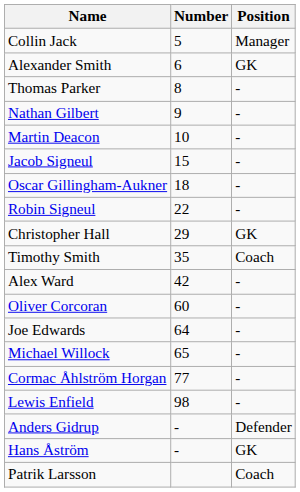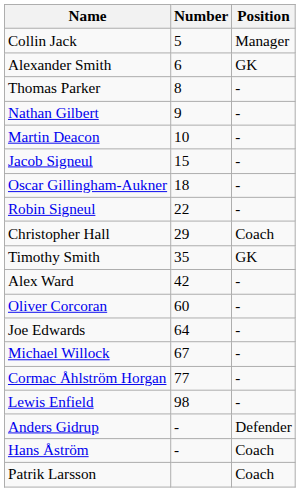(246, 233) GK -> (255, 233) Coach
(255, 257) Coach -> (246, 257) GK
(182, 354) 65 -> (182, 354) 67
(246, 450) GK -> (255, 450) Coach
